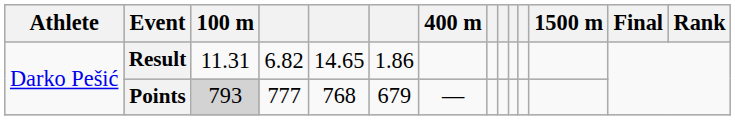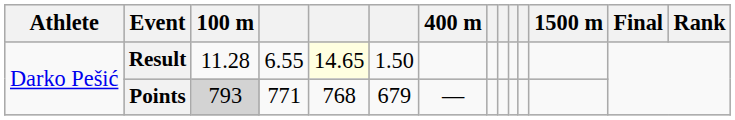(225, 60) 11.31 -> (225, 60) 11.28
(284, 60) 6.82 -> (284, 60) 6.55
(339, 60) no background -> (339, 60) lightyellow background
(394, 60) 1.86 -> (394, 60) 1.50
(284, 96) 777 -> (284, 96) 771
